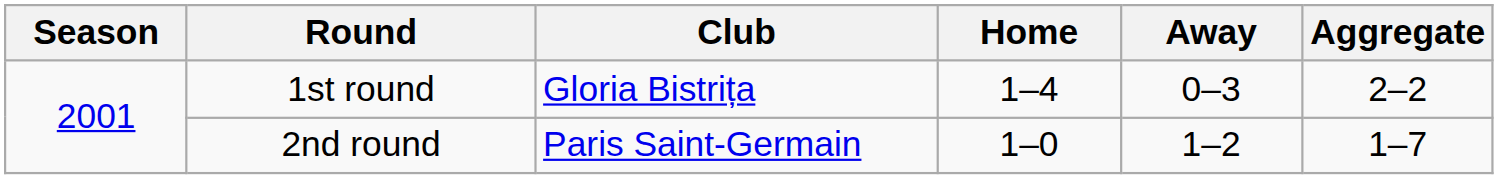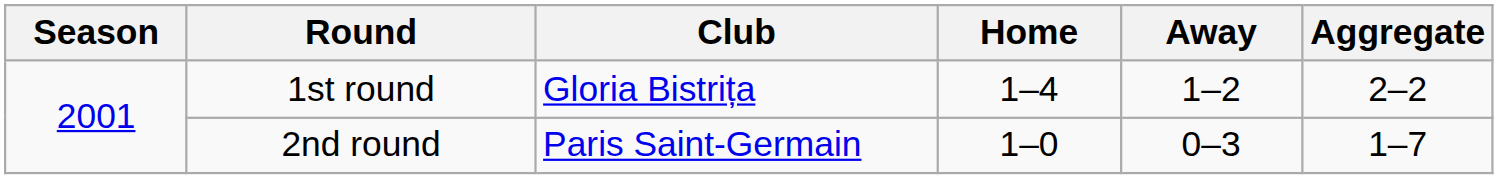(1211, 88) 0–3 -> (1211, 88) 1–2
(1211, 144) 1–2 -> (1211, 144) 0–3
